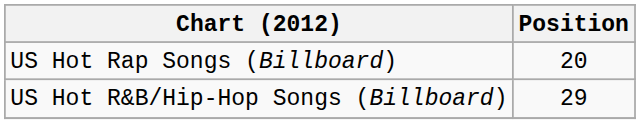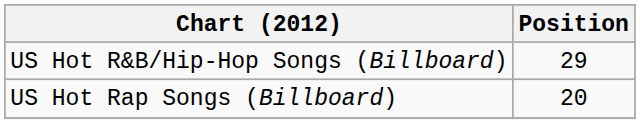rows swapped: (259, 99) <-> (204, 61)
